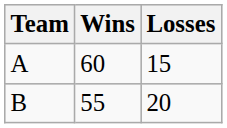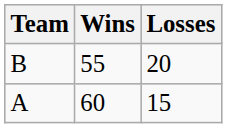rows swapped: (19, 63) <-> (19, 102)
